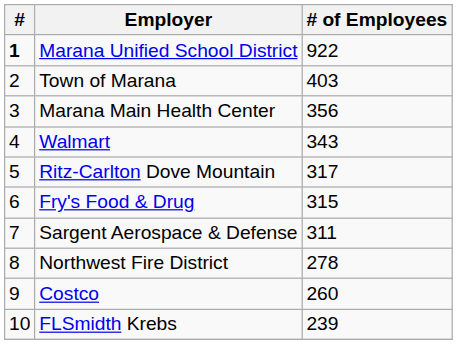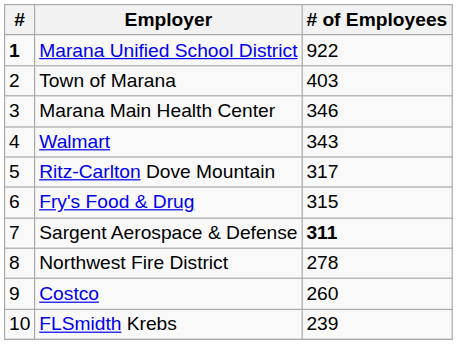(322, 111) 356 -> (322, 111) 346
(322, 232) normal -> (322, 232) bold
